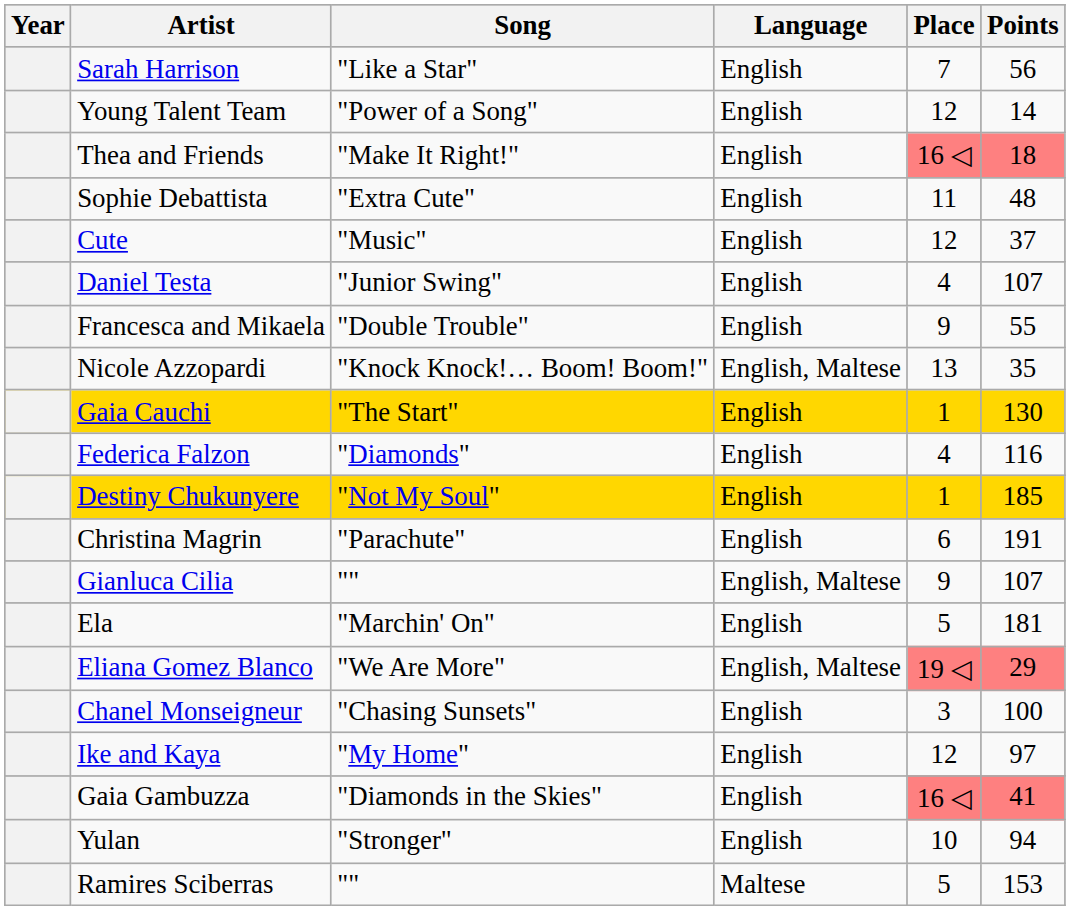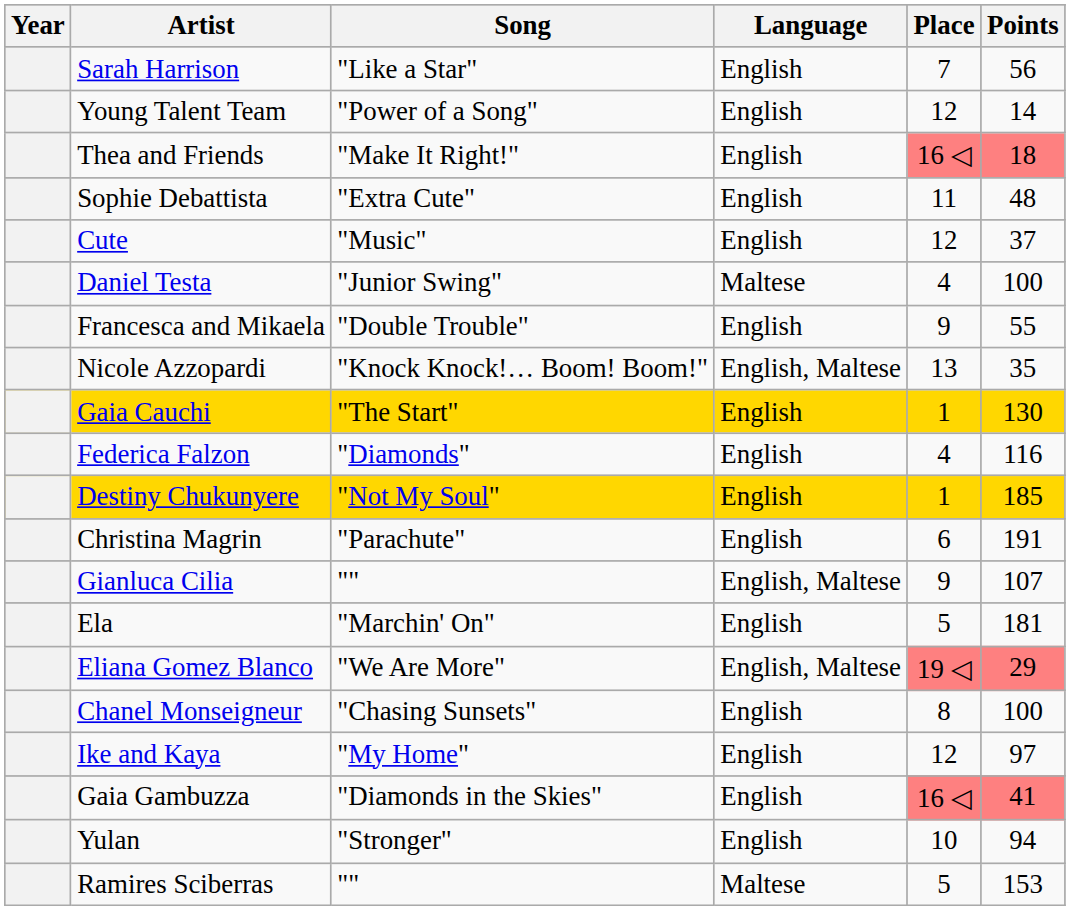(761, 283) English -> (763, 283) Maltese
(1023, 283) 107 -> (1023, 283) 100
(944, 711) 3 -> (944, 711) 8
